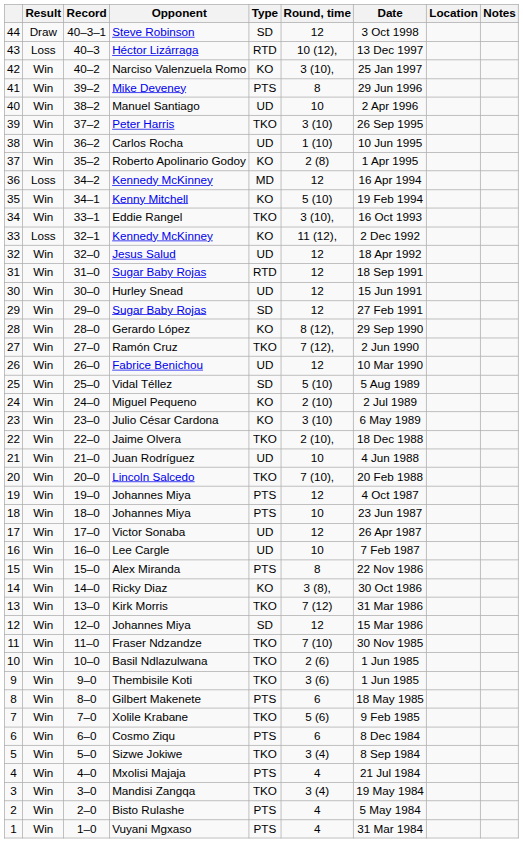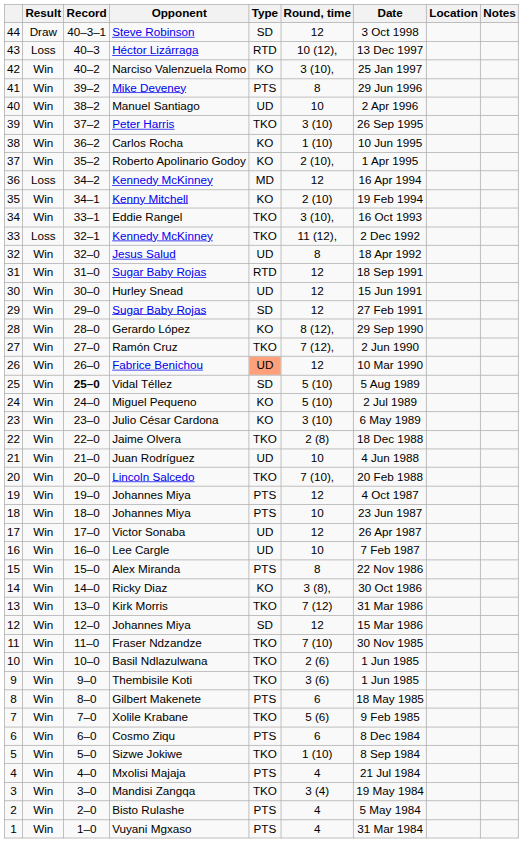(265, 143) UD -> (265, 143) KO
(317, 161) 2 (8) -> (317, 161) 2 (10),
(317, 198) 5 (10) -> (317, 198) 2 (10)
(265, 236) KO -> (265, 236) TKO
(317, 254) 12 -> (317, 254) 8
(265, 365) no background -> (265, 365) lightsalmon background
(87, 384) normal -> (87, 384) bold
(317, 402) 2 (10) -> (317, 402) 5 (10)
(317, 439) 2 (10), -> (317, 439) 2 (8)
(317, 754) 3 (4) -> (317, 754) 1 (10)
